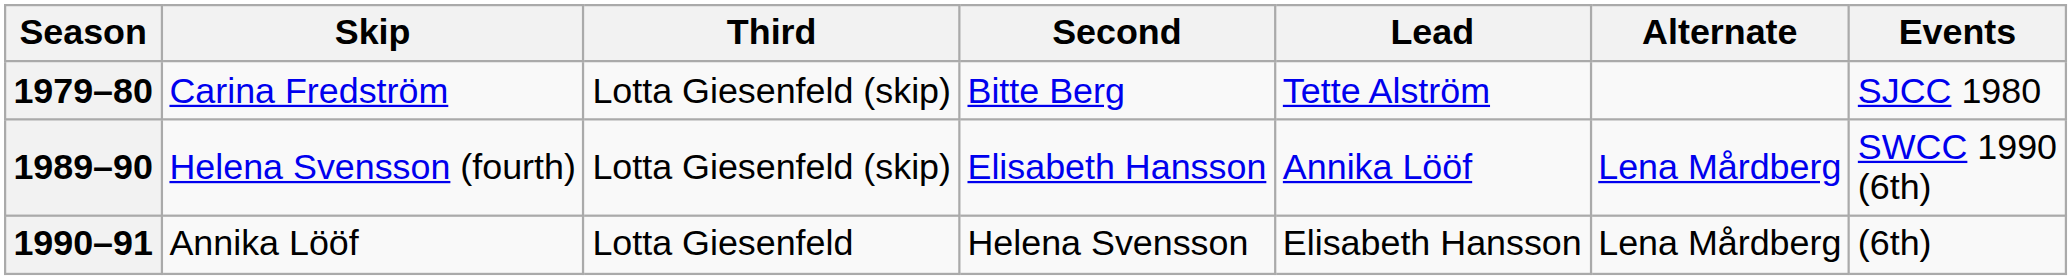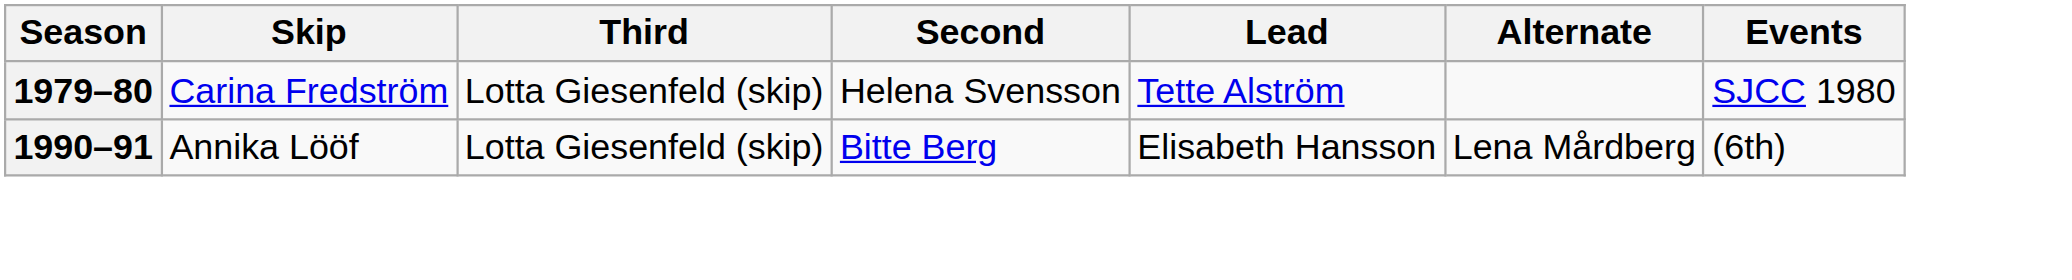(1046, 89) Bitte Berg -> (980, 89) Helena Svensson
- row: (83, 166)
(723, 243) Lotta Giesenfeld -> (644, 146) Lotta Giesenfeld (skip)
(1108, 243) Helena Svensson -> (919, 146) Bitte Berg
